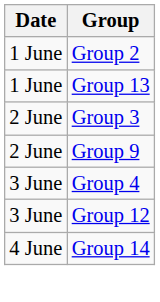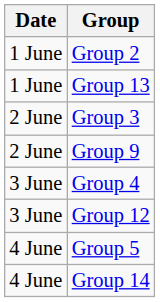+ row: (106, 248)
